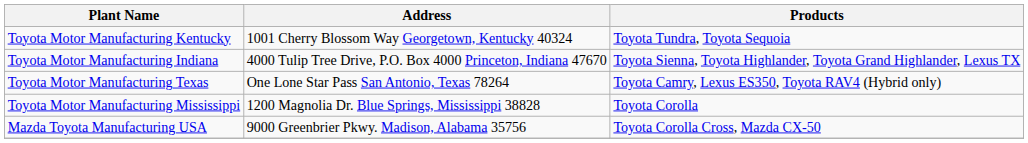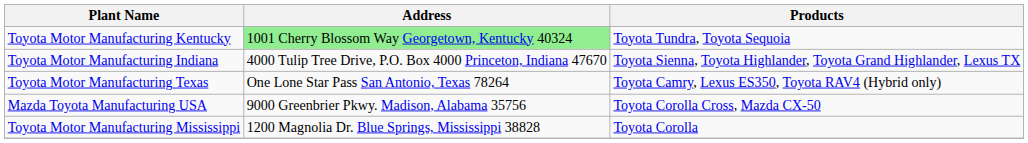(410, 37) no background -> (410, 37) lightgreen background
rows swapped: (124, 104) <-> (107, 127)
